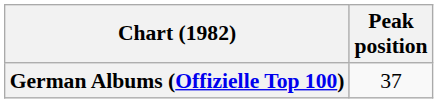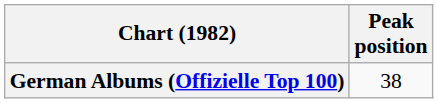(391, 80) 37 -> (391, 80) 38
